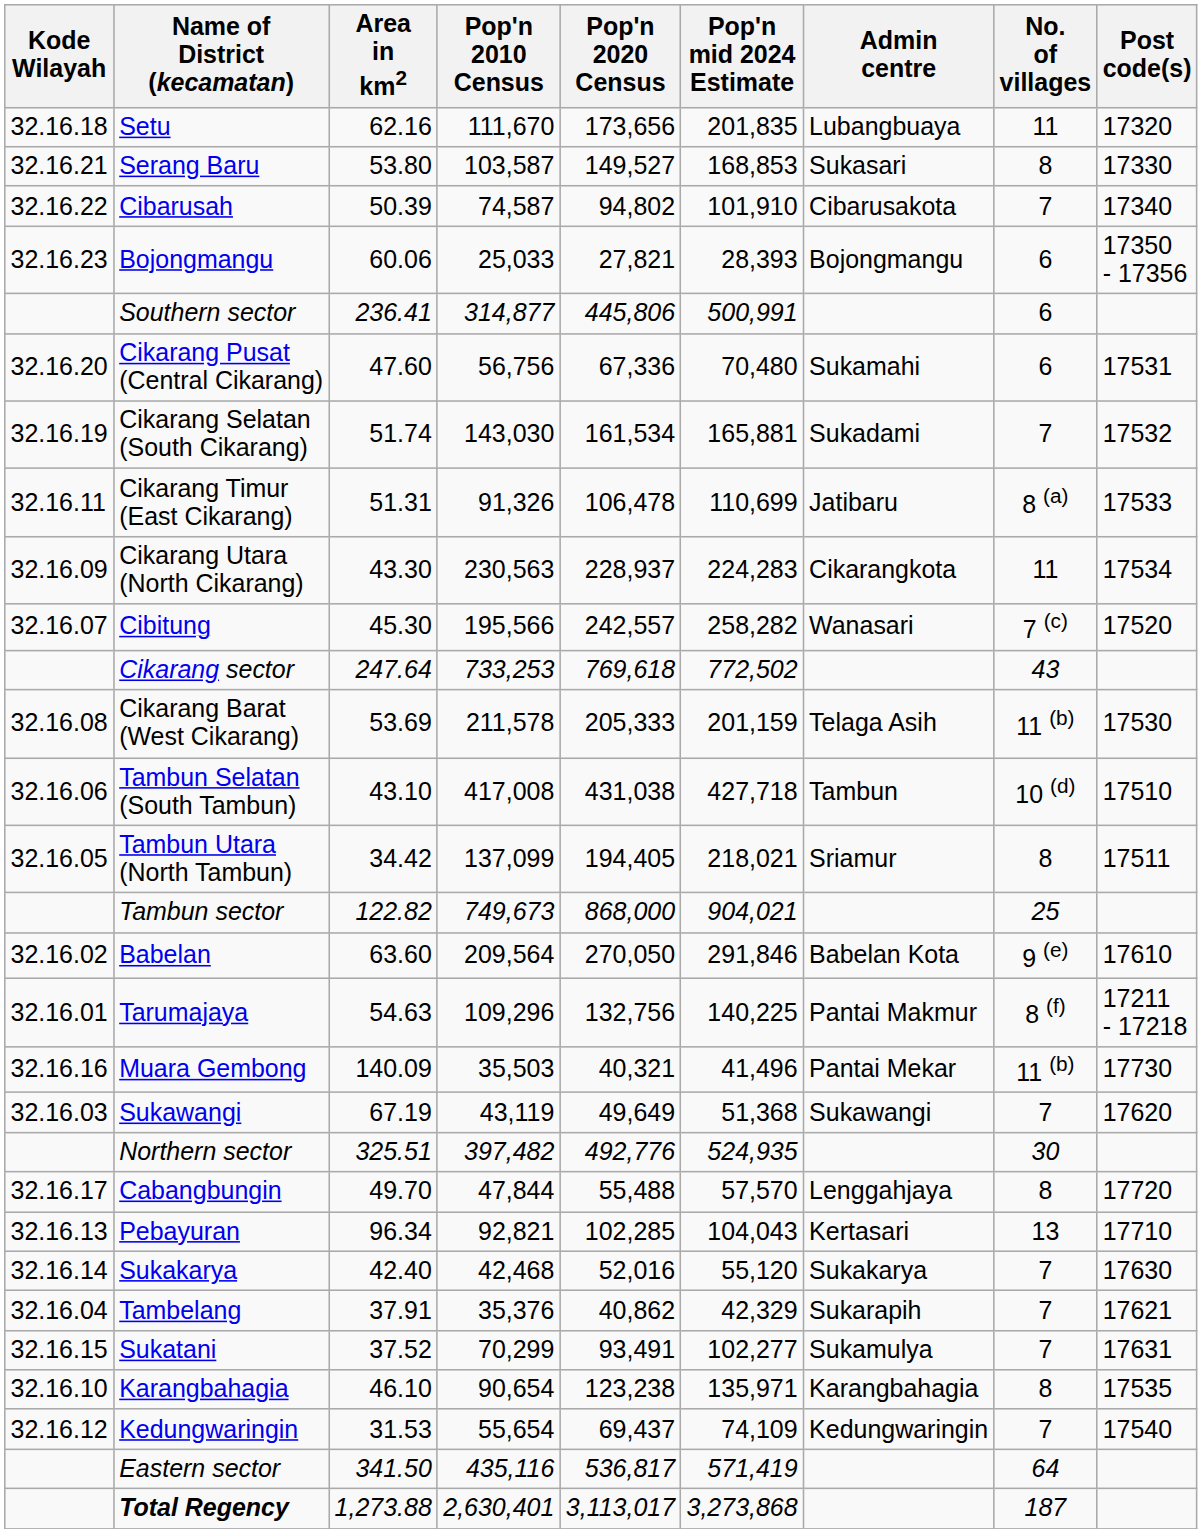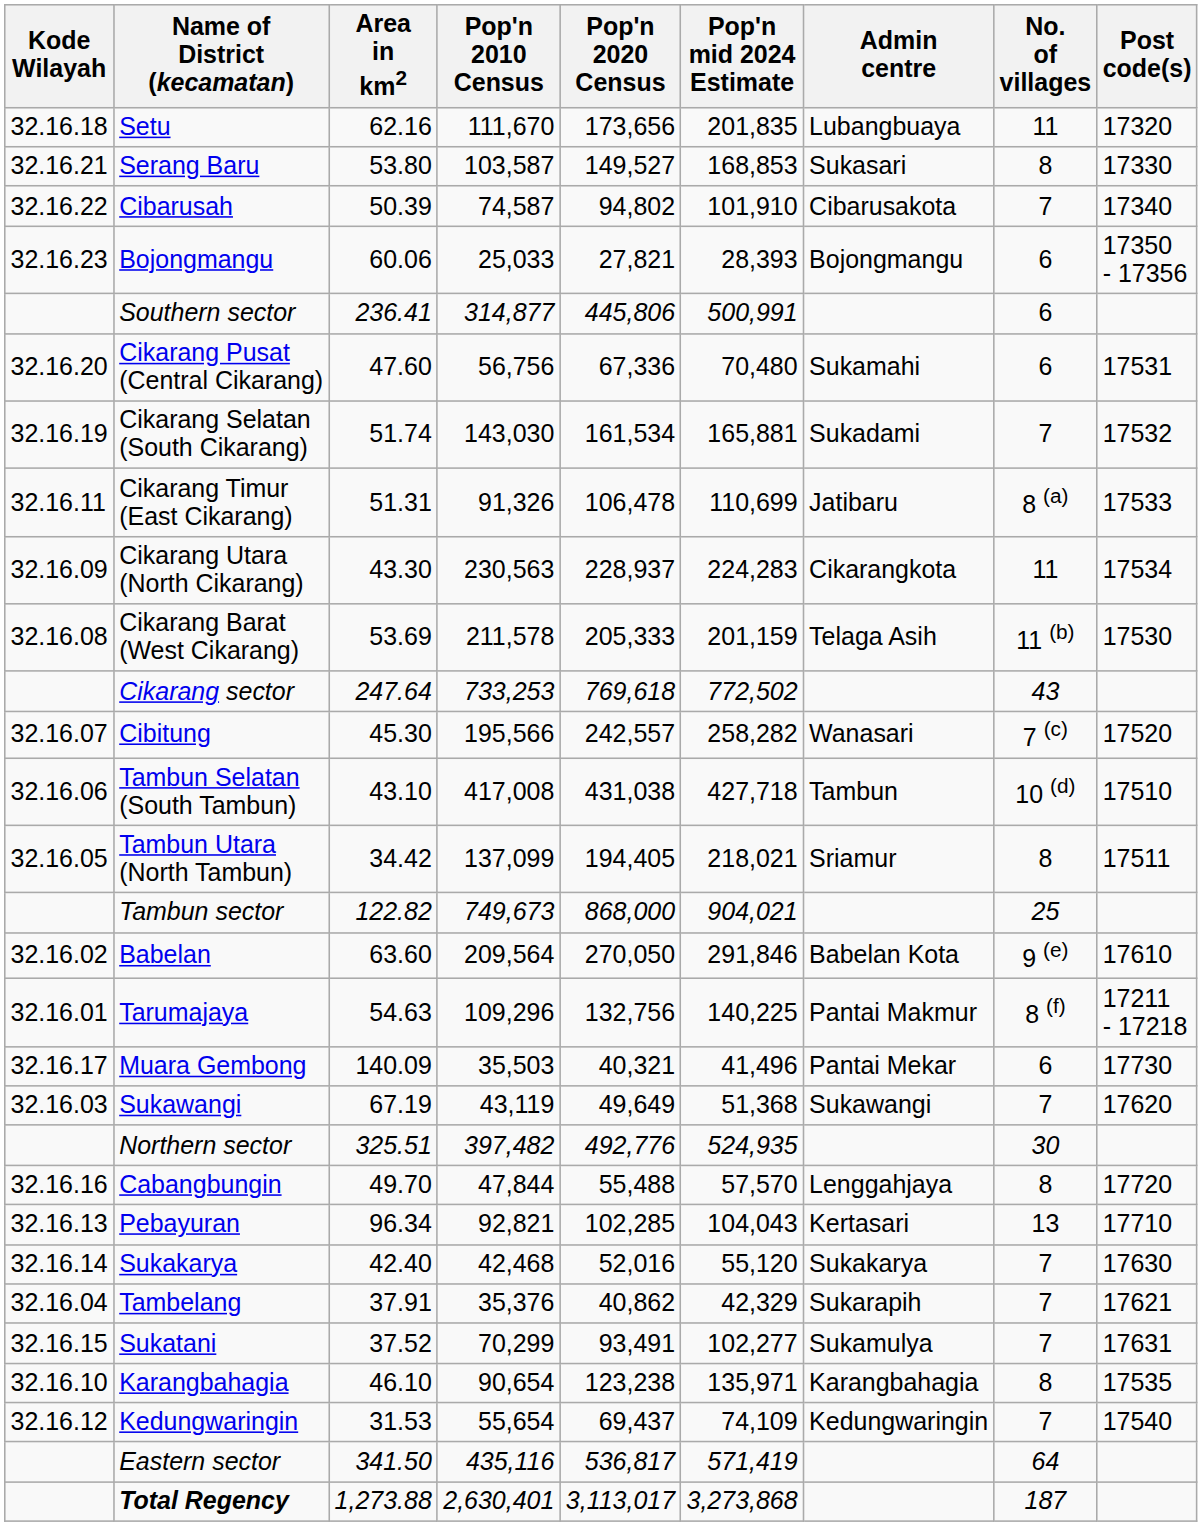rows swapped: (209, 723) <-> (165, 626)
(59, 1069) 32.16.16 -> (59, 1065) 32.16.17
(1045, 1069) 11 (b) -> (1045, 1065) 6
(59, 1191) 32.16.17 -> (59, 1184) 32.16.16
